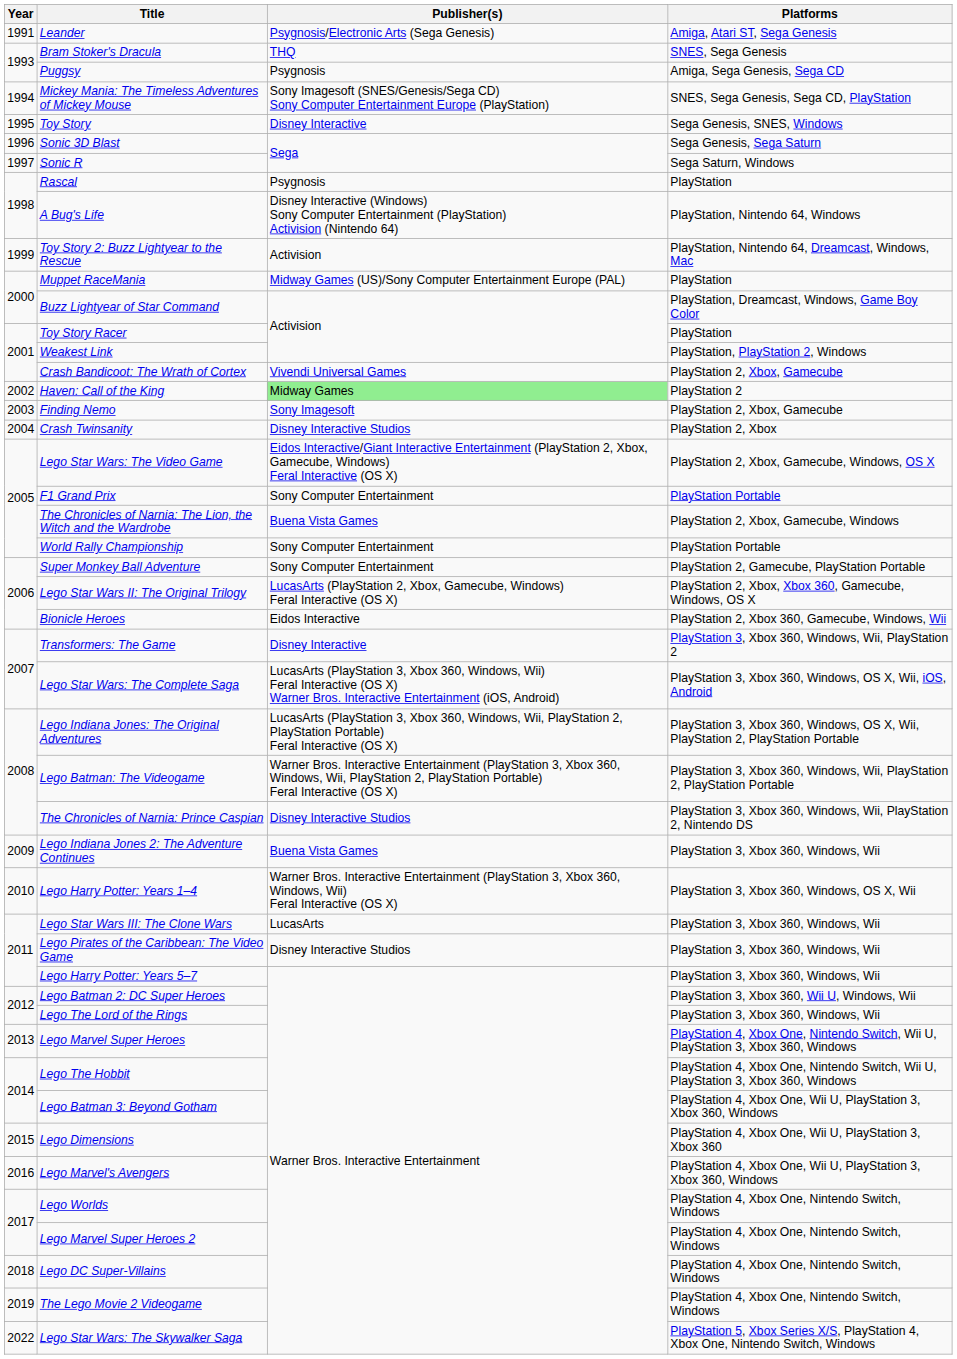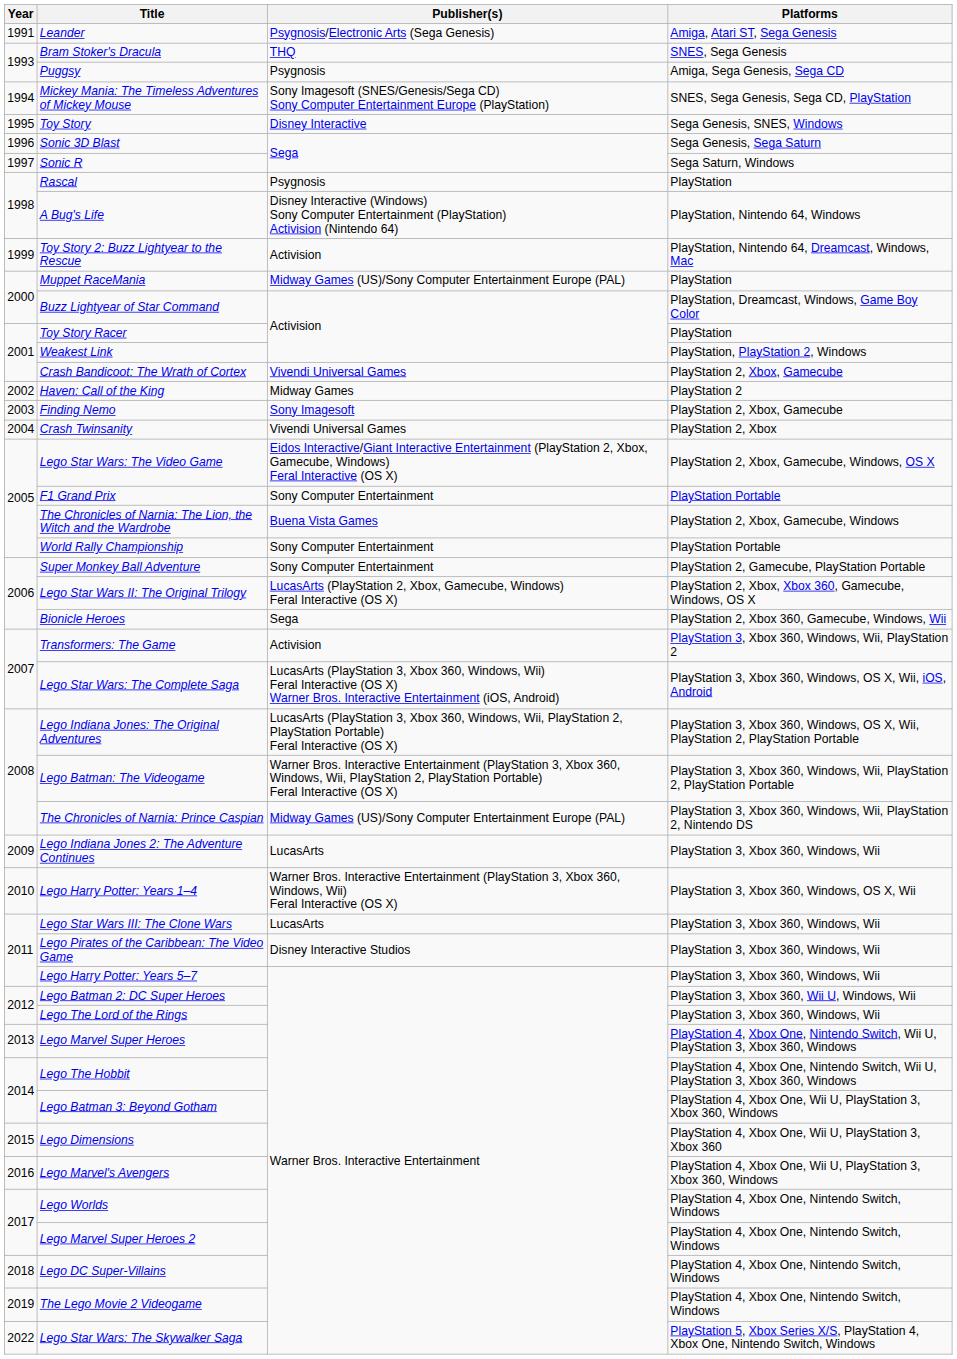(312, 391) lightgreen background -> (312, 391) no background
(340, 429) Disney Interactive Studios -> (338, 429) Vivendi Universal Games
(315, 619) Eidos Interactive -> (284, 619) Sega
(318, 645) Disney Interactive -> (296, 645) Activision
(340, 818) Disney Interactive Studios -> (447, 818) Midway Games (US)/Sony Computer Entertainment Europe (PAL)
(324, 851) Buena Vista Games -> (297, 851) LucasArts
